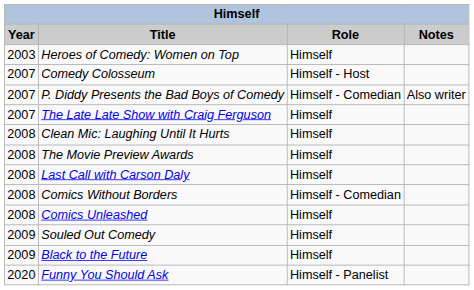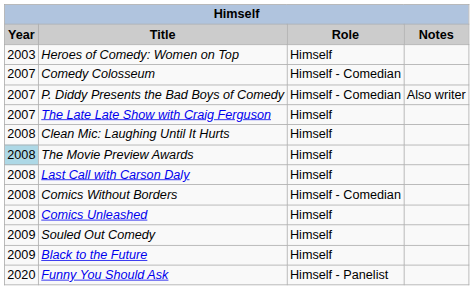(330, 74) Himself - Host -> (345, 74) Himself - Comedian
(21, 154) no background -> (21, 154) lightblue background
